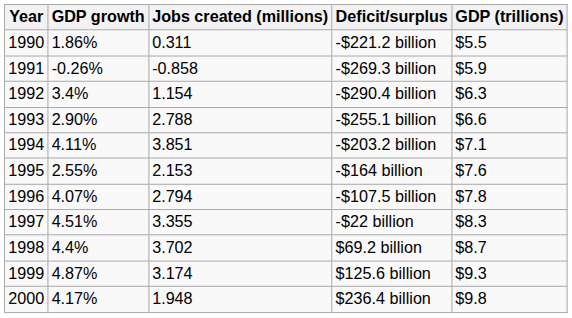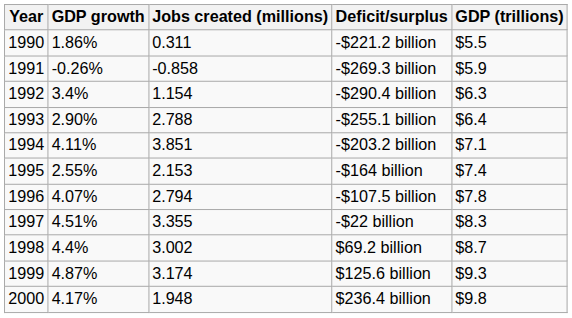(471, 119) $6.6 -> (471, 119) $6.4
(471, 171) $7.6 -> (471, 171) $7.4
(172, 247) 3.702 -> (172, 247) 3.002
